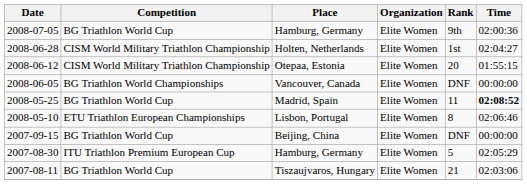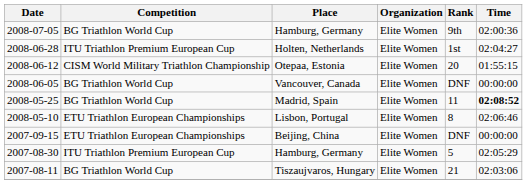(167, 48) CISM World Military Triathlon Championship -> (149, 48) ITU Triathlon Premium European Cup
(143, 83) BG Triathlon World Championships -> (118, 83) BG Triathlon World Cup
(118, 135) BG Triathlon World Cup -> (154, 135) ETU Triathlon European Championships
